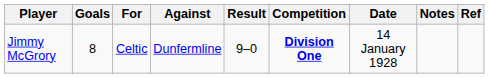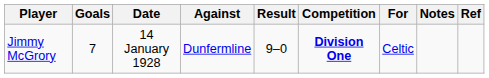columns swapped: (132, 14) <-> (383, 14)
(92, 48) 8 -> (92, 48) 7
